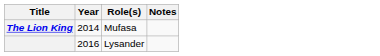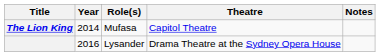+ column: (245, 12)
